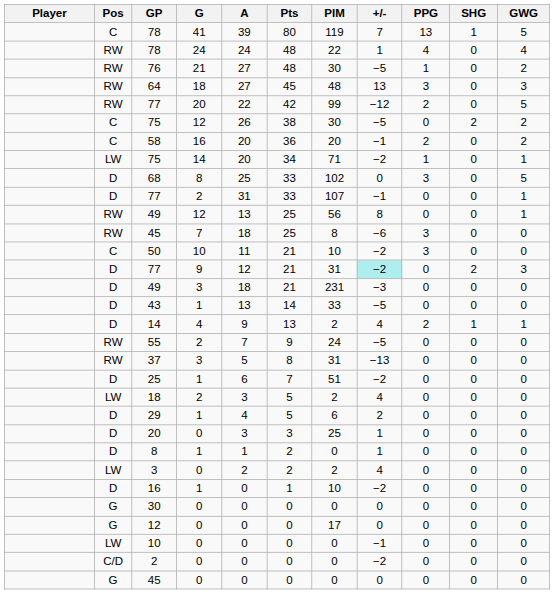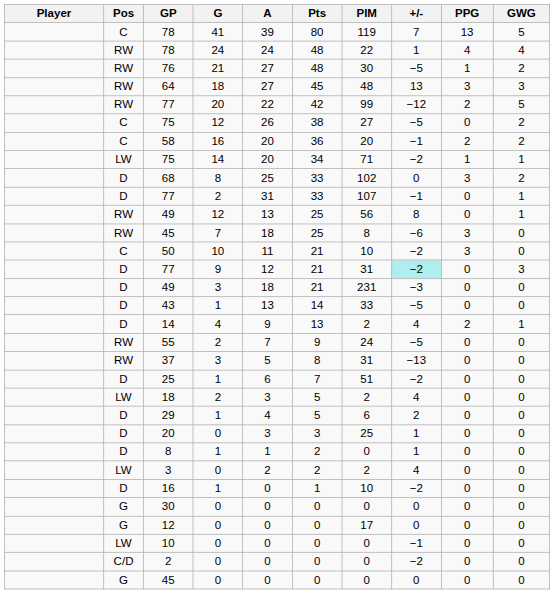- column: (474, 13)
(335, 123) 30 -> (367, 123) 27
(524, 178) 5 -> (521, 178) 2
